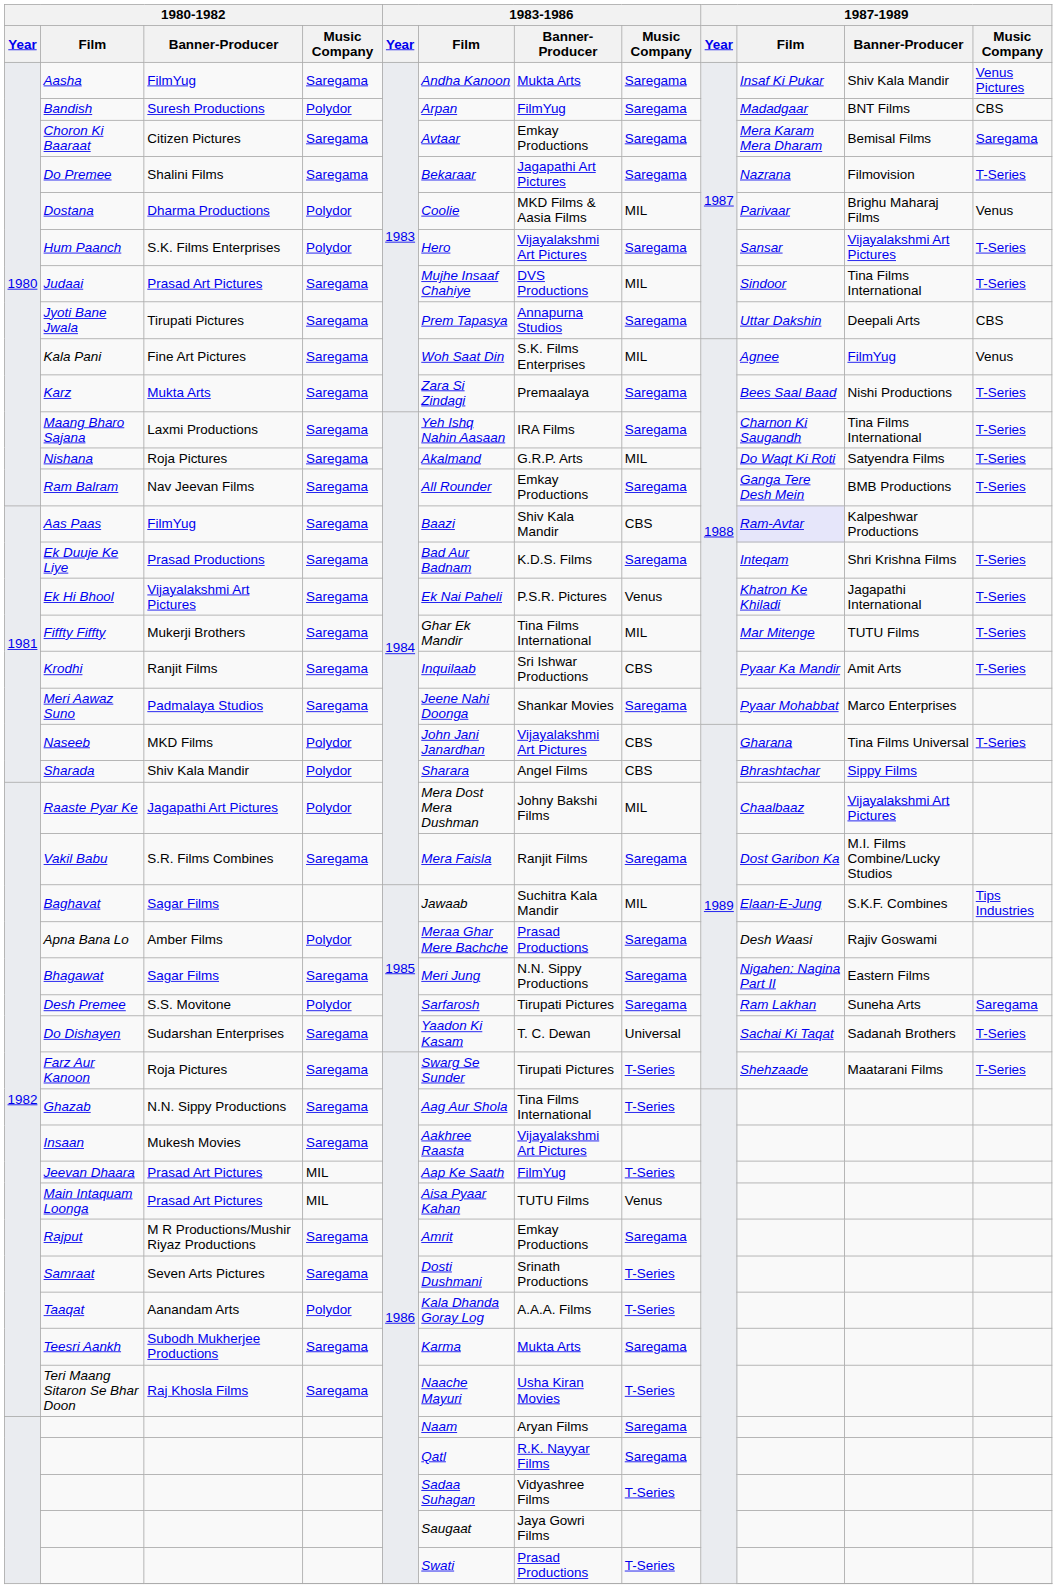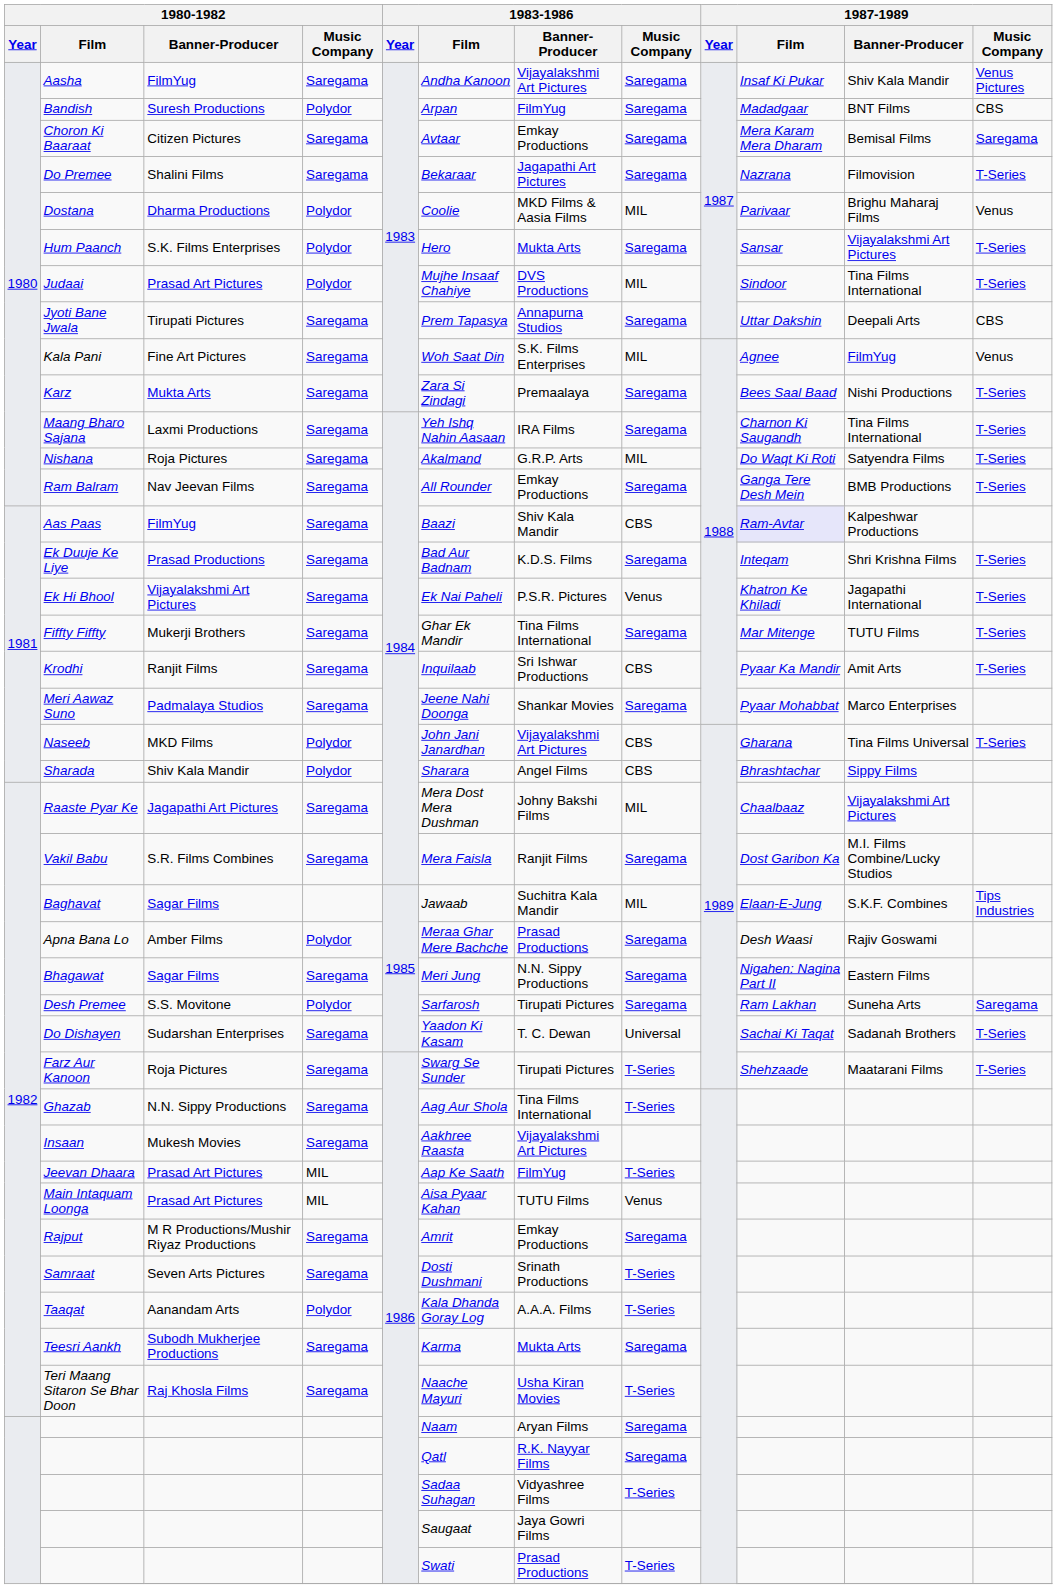(549, 80) Mukta Arts -> (558, 80) Vijayalakshmi Art Pictures
(558, 247) Vijayalakshmi Art Pictures -> (549, 247) Mukta Arts
(337, 283) Saregama -> (329, 283) Polydor
(636, 633) MIL -> (656, 633) Saregama
(329, 807) Polydor -> (337, 807) Saregama
